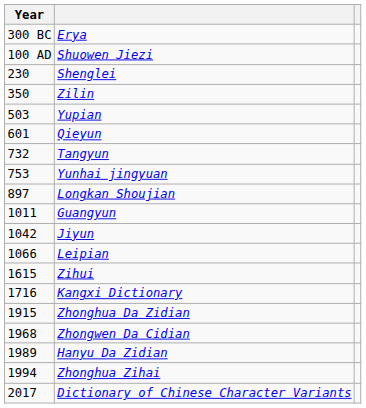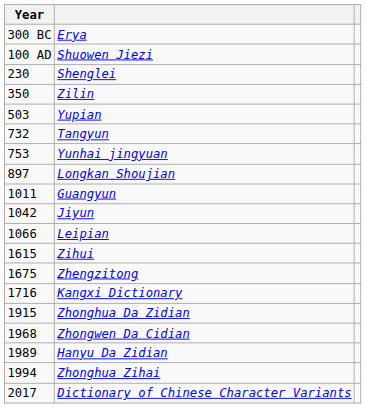- row: (79, 134)
+ row: (98, 273)
